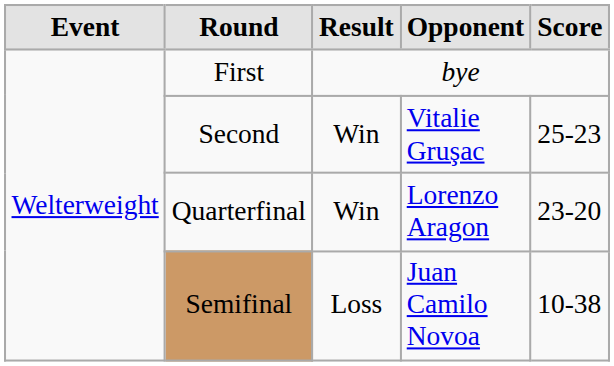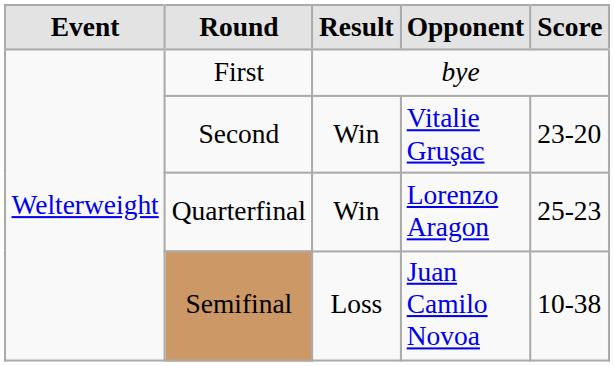(569, 133) 25-23 -> (569, 133) 23-20
(569, 211) 23-20 -> (569, 211) 25-23
